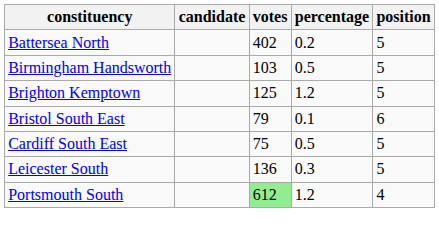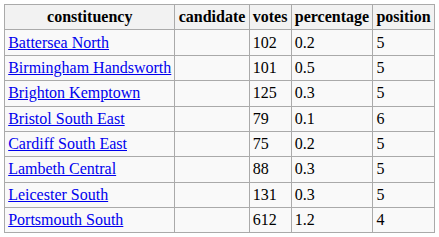(265, 42) 402 -> (265, 42) 102
(265, 67) 103 -> (265, 67) 101
(305, 93) 1.2 -> (305, 93) 0.3
(305, 144) 0.5 -> (305, 144) 0.2
+ row: (62, 169)
(265, 169) 136 -> (265, 194) 131
(265, 194) lightgreen background -> (265, 220) no background
